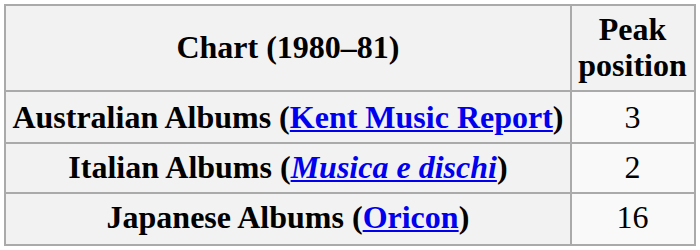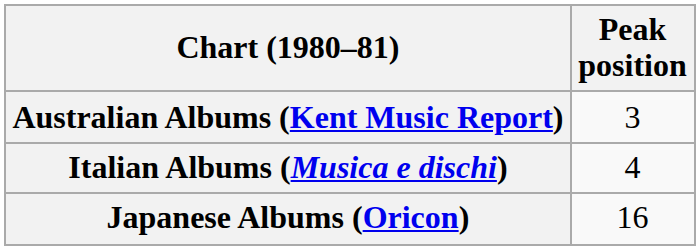(632, 167) 2 -> (632, 167) 4
